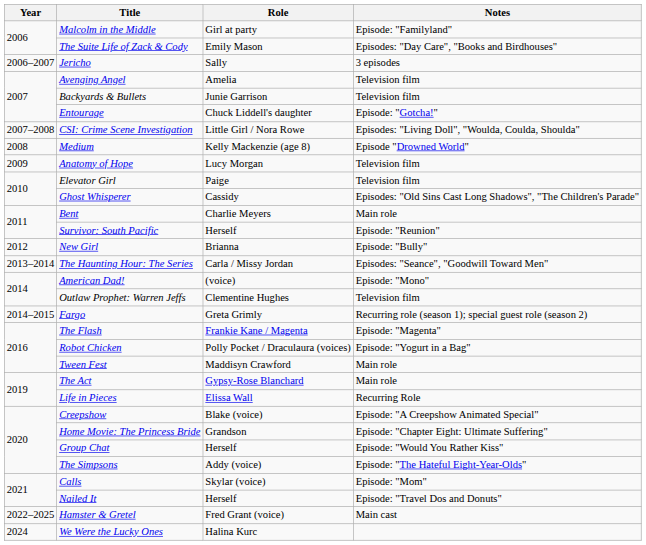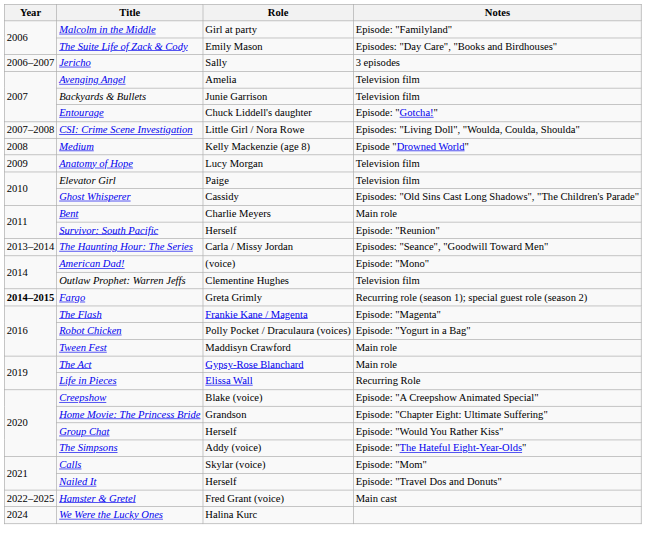- row: (79, 247)
(31, 314) normal -> (31, 297) bold
